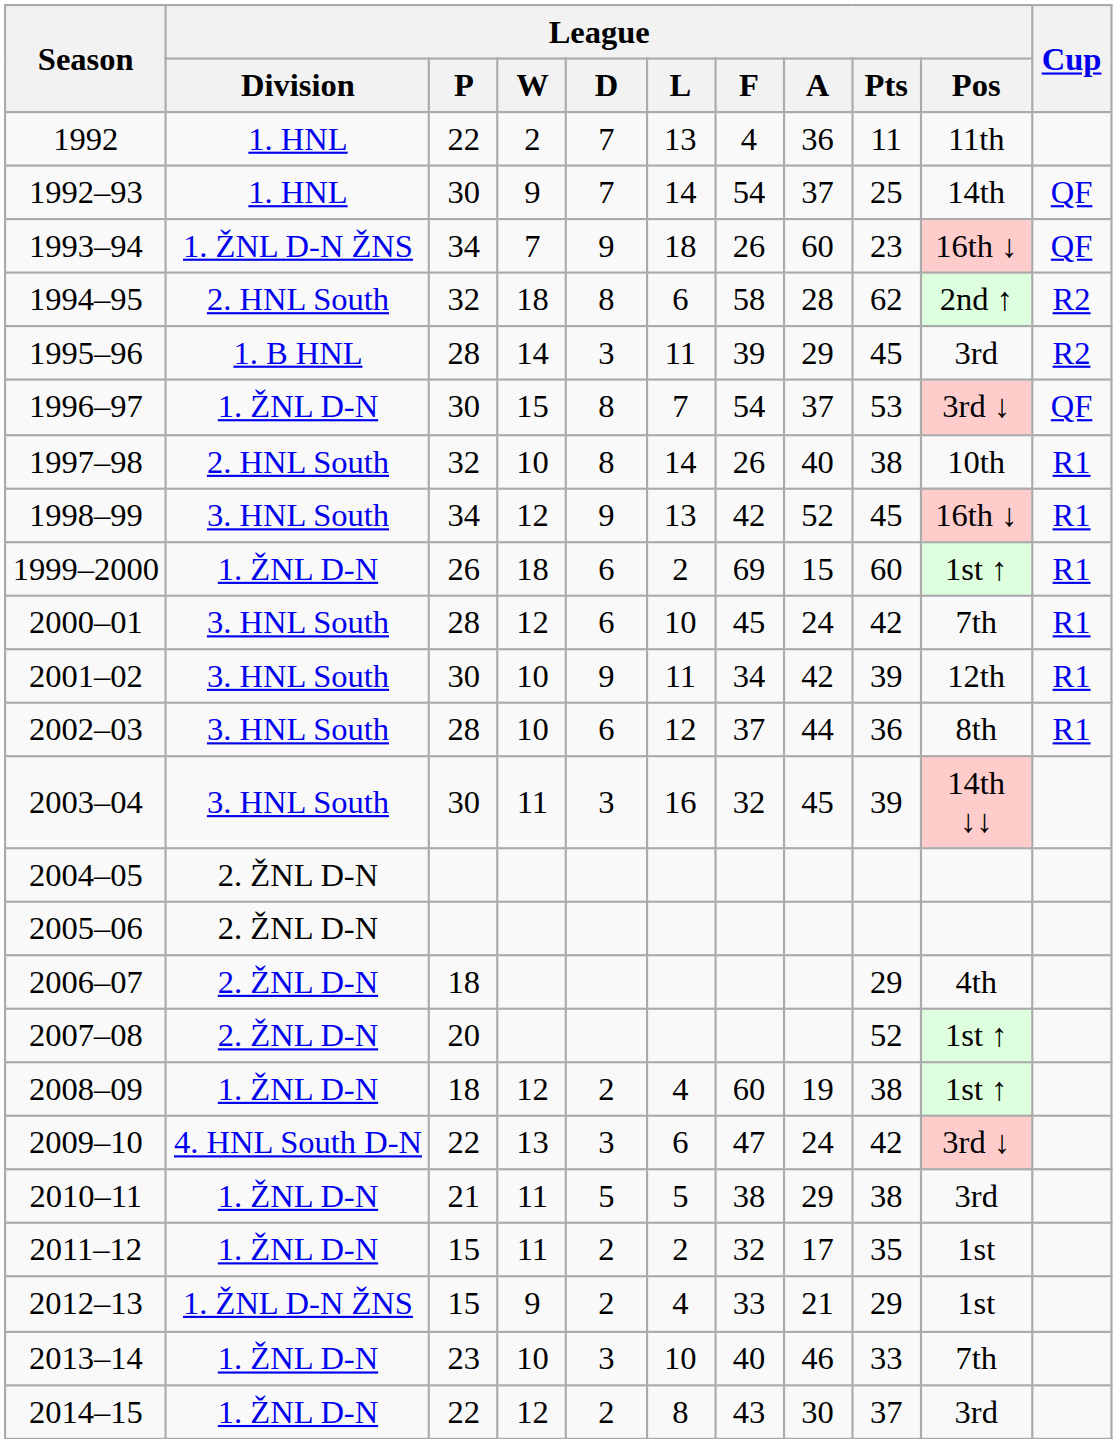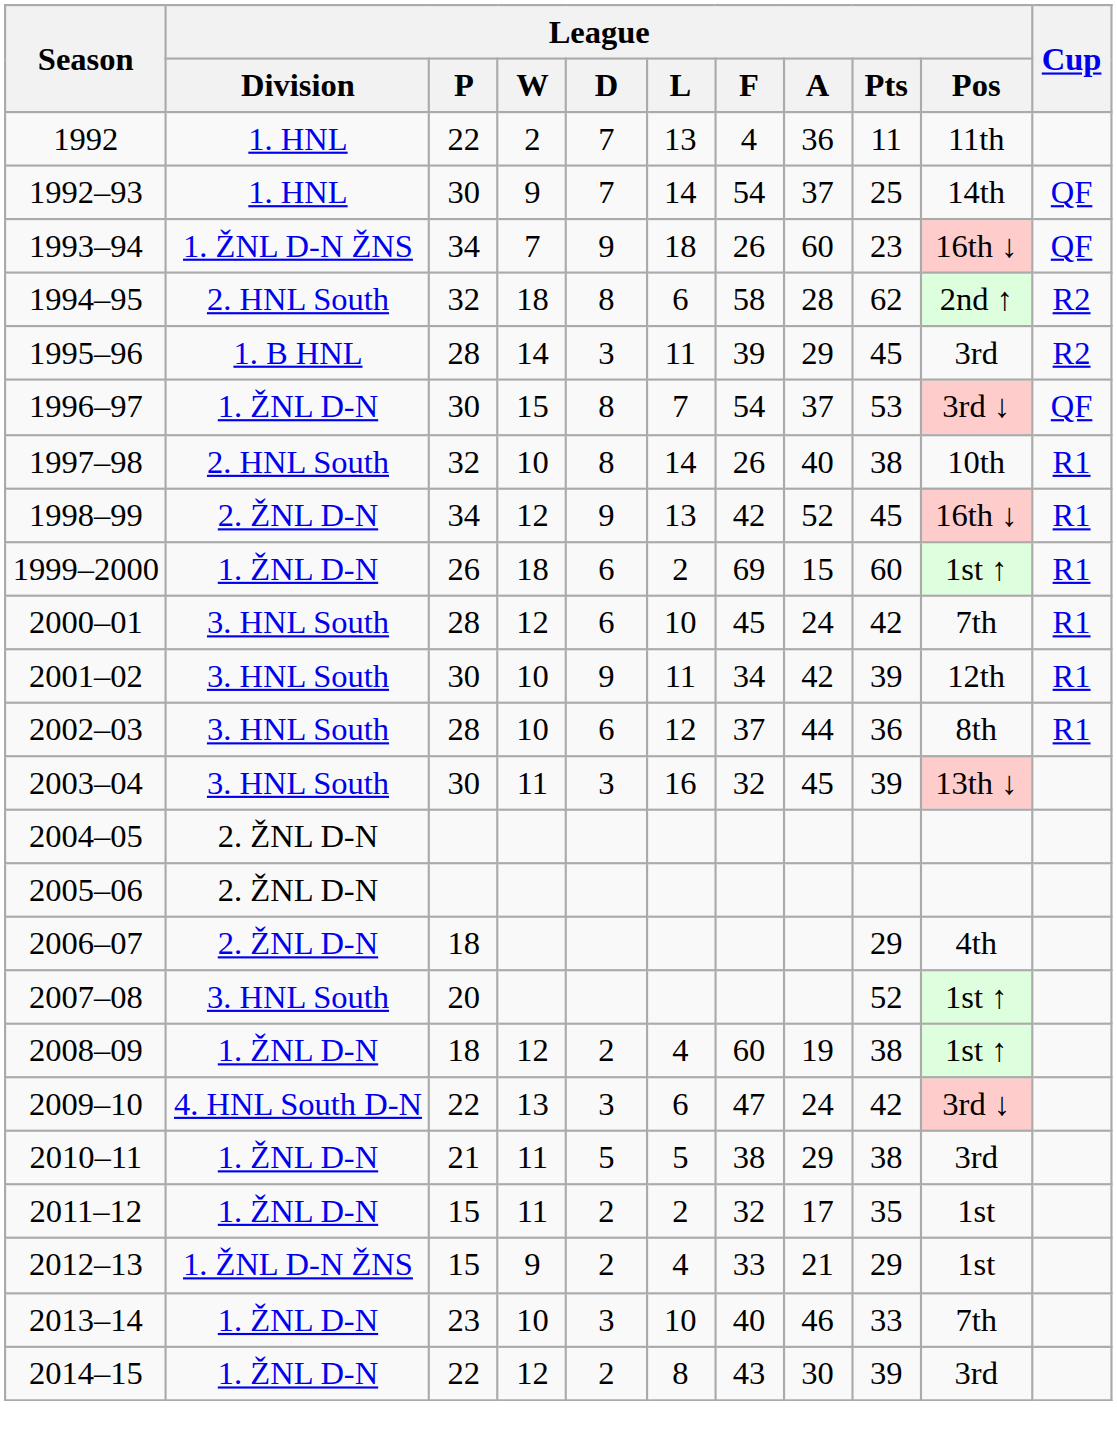(298, 514) 3. HNL South -> (298, 514) 2. ŽNL D-N
(976, 801) 14th ↓↓ -> (976, 782) 13th ↓
(298, 1035) 2. ŽNL D-N -> (298, 996) 3. HNL South
(886, 1410) 37 -> (886, 1372) 39
